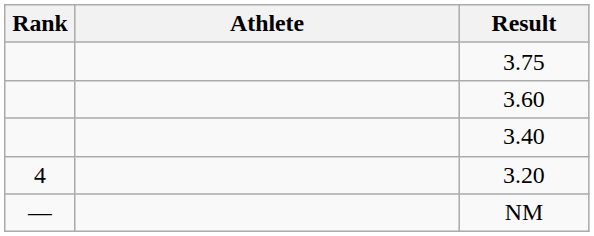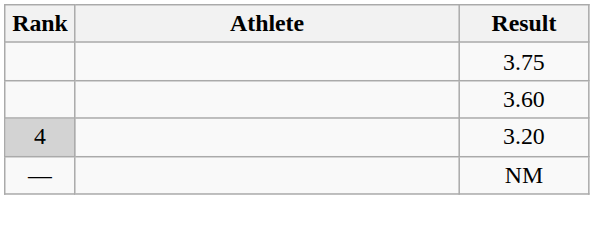- row: (524, 136)
(40, 174) no background -> (40, 136) lightgrey background
